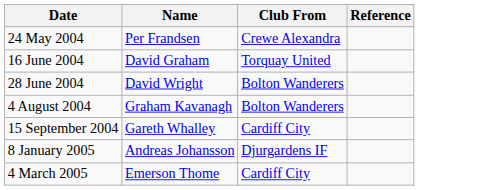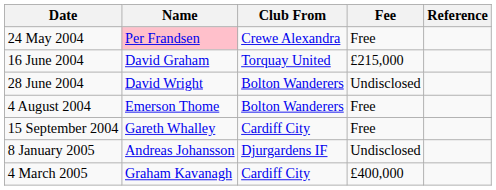+ column: (386, 15)
(162, 38) no background -> (162, 38) pink background
(179, 106) Graham Kavanagh -> (172, 106) Emerson Thome
(172, 173) Emerson Thome -> (179, 173) Graham Kavanagh
